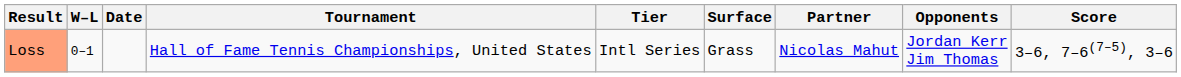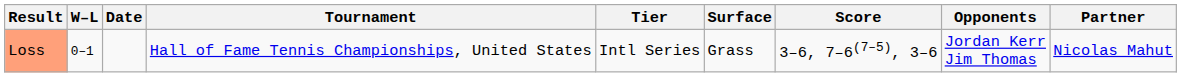columns swapped: (839, 17) <-> (1094, 17)
